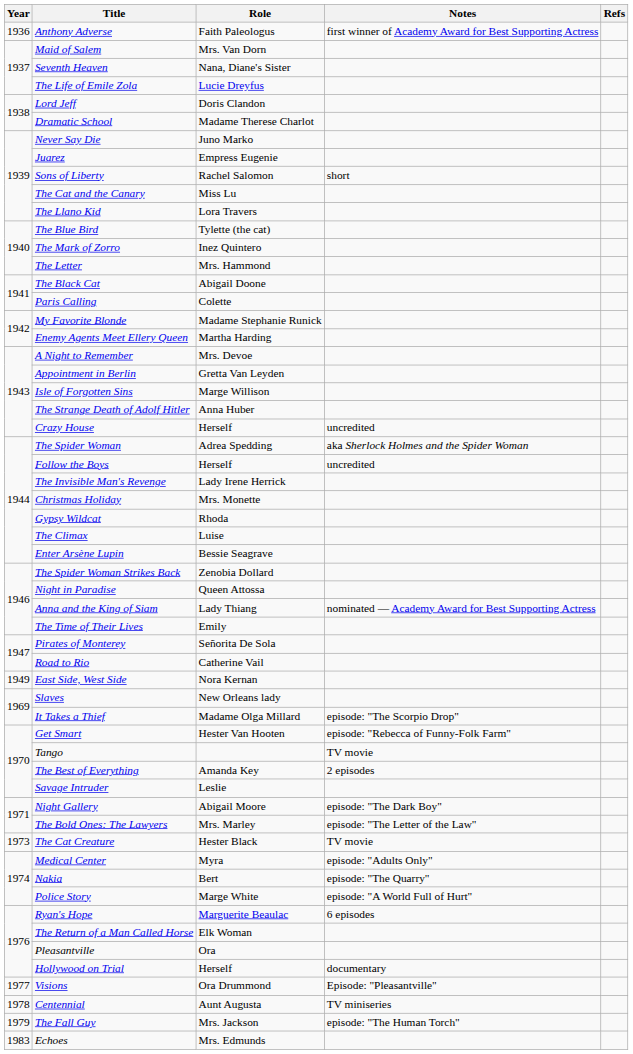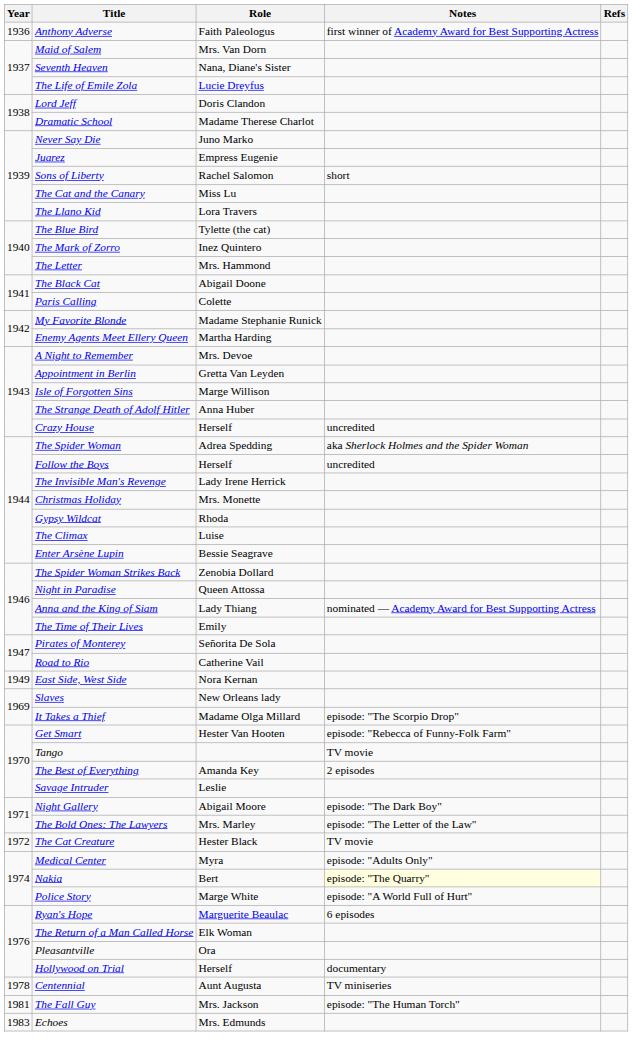(18, 842) 1973 -> (18, 842) 1972
(378, 878) no background -> (378, 878) lightyellow background
- row: (51, 986)
(18, 1022) 1979 -> (18, 1004) 1981
